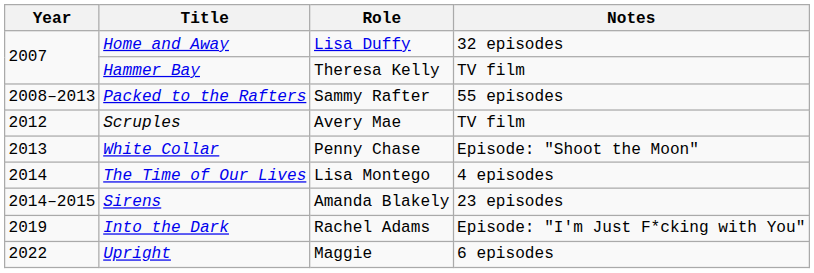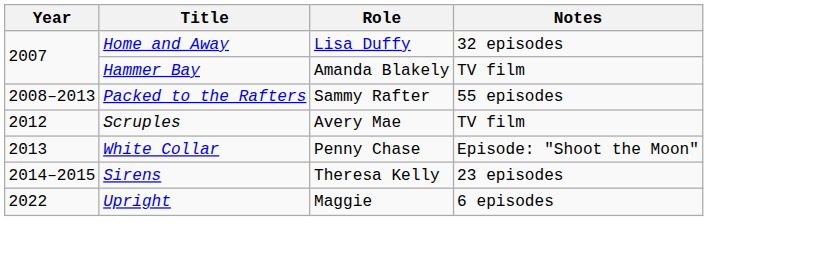(377, 70) Theresa Kelly -> (382, 70) Amanda Blakely
- row: (205, 175)
(382, 202) Amanda Blakely -> (377, 175) Theresa Kelly
- row: (166, 228)
